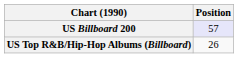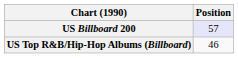(213, 45) 26 -> (213, 45) 46
